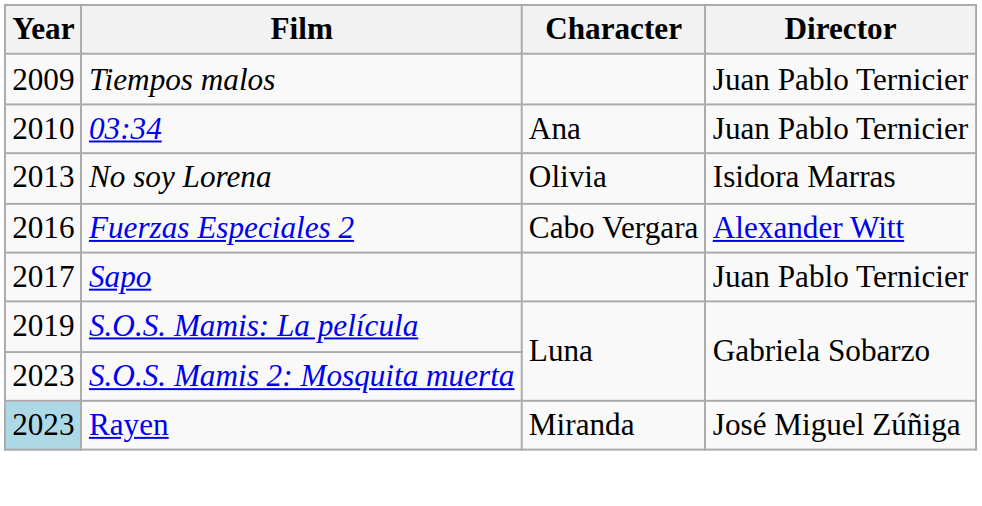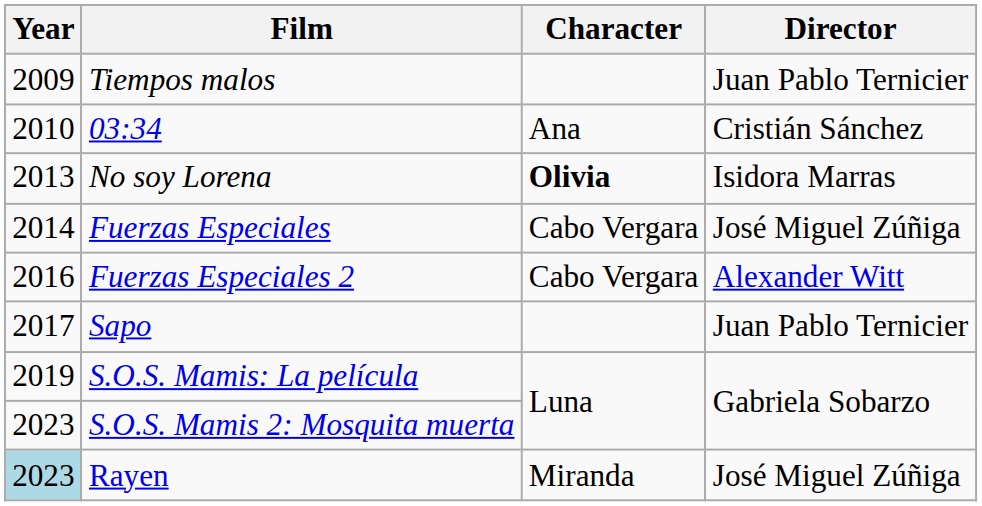(840, 128) Juan Pablo Ternicier -> (818, 128) Cristián Sánchez
(568, 177) normal -> (570, 177) bold
+ row: (210, 227)
